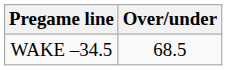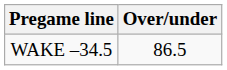(170, 49) 68.5 -> (170, 49) 86.5
